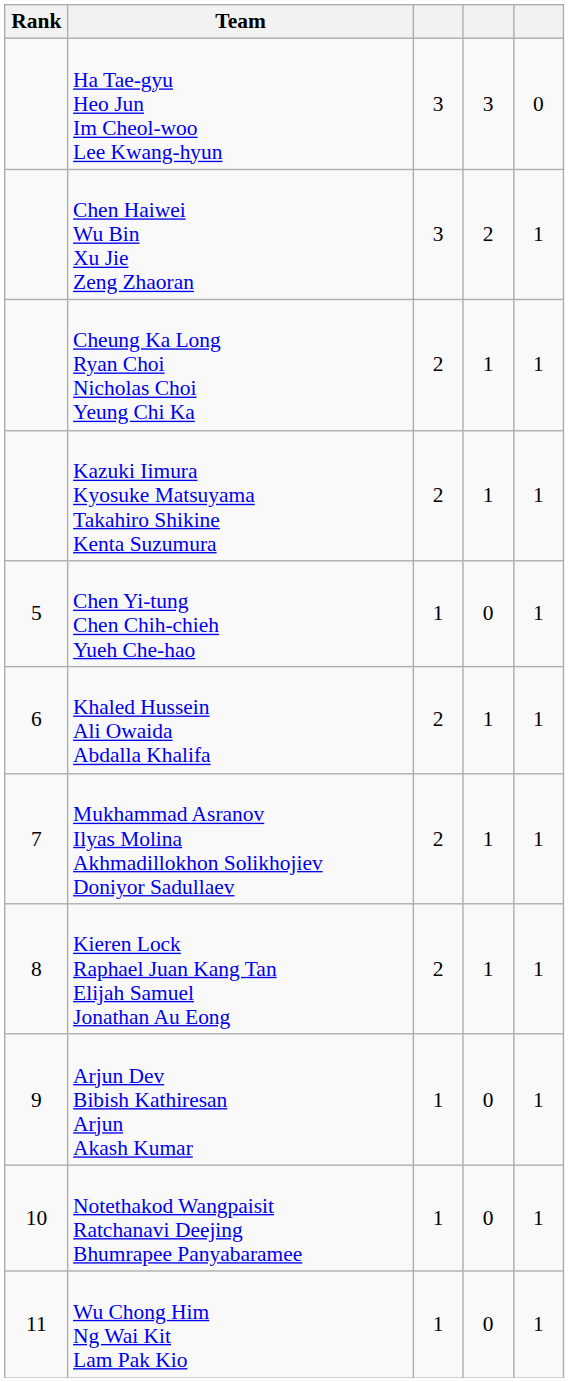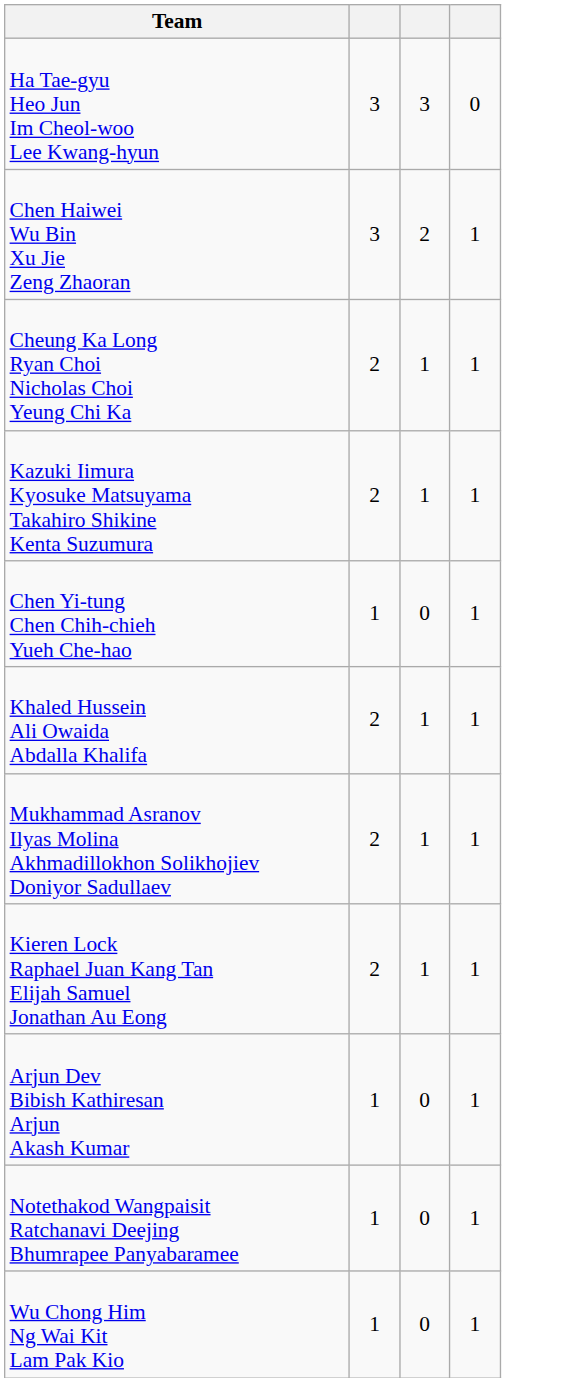- column: (36, 21)
